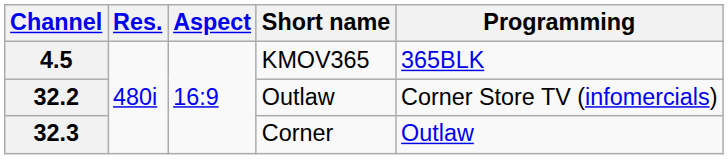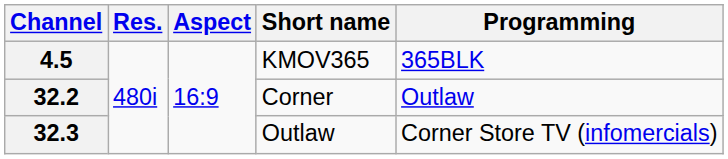(298, 97) Outlaw -> (298, 97) Corner
(559, 97) Corner Store TV (infomercials) -> (437, 97) Outlaw
(298, 134) Corner -> (298, 134) Outlaw
(437, 134) Outlaw -> (559, 134) Corner Store TV (infomercials)
